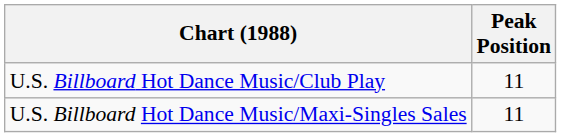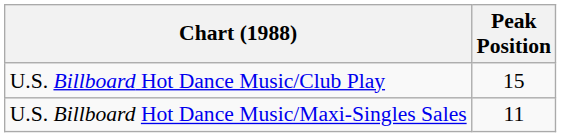(514, 80) 11 -> (514, 80) 15
